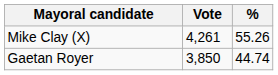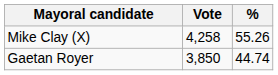(203, 37) 4,261 -> (203, 37) 4,258
